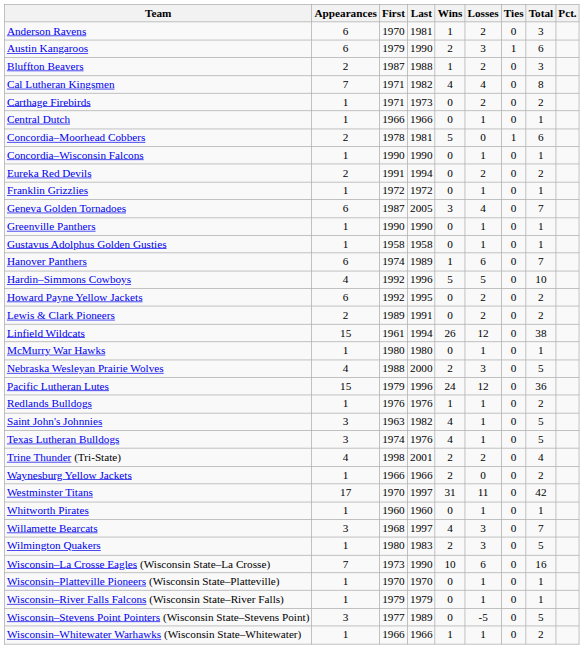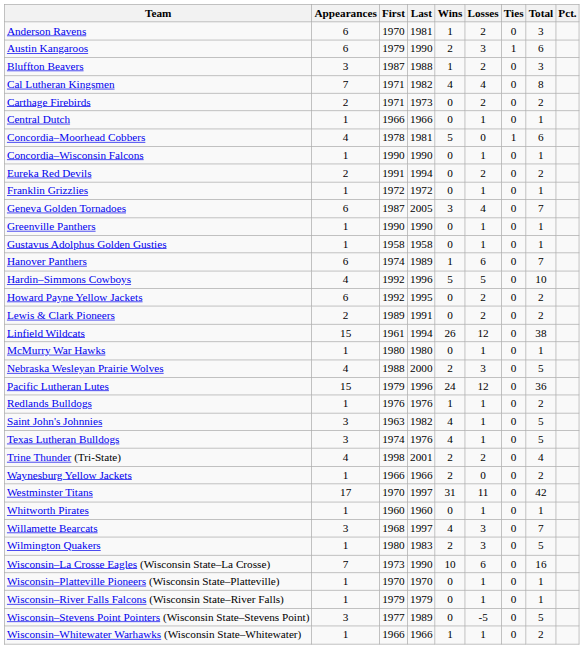(346, 66) 2 -> (346, 66) 3
(346, 102) 1 -> (346, 102) 2
(346, 137) 2 -> (346, 137) 4
